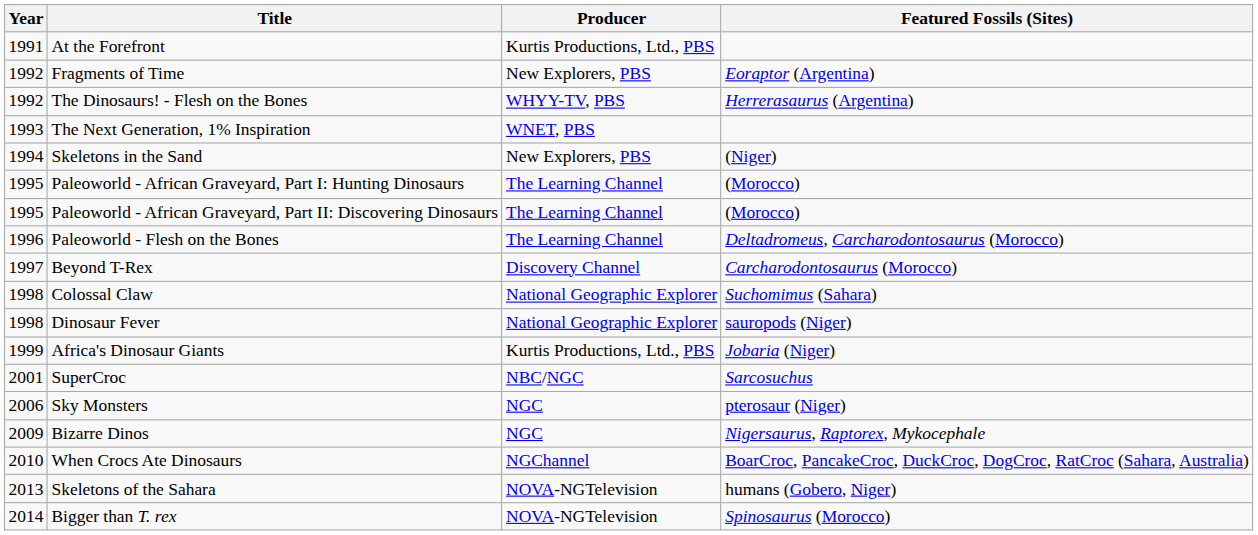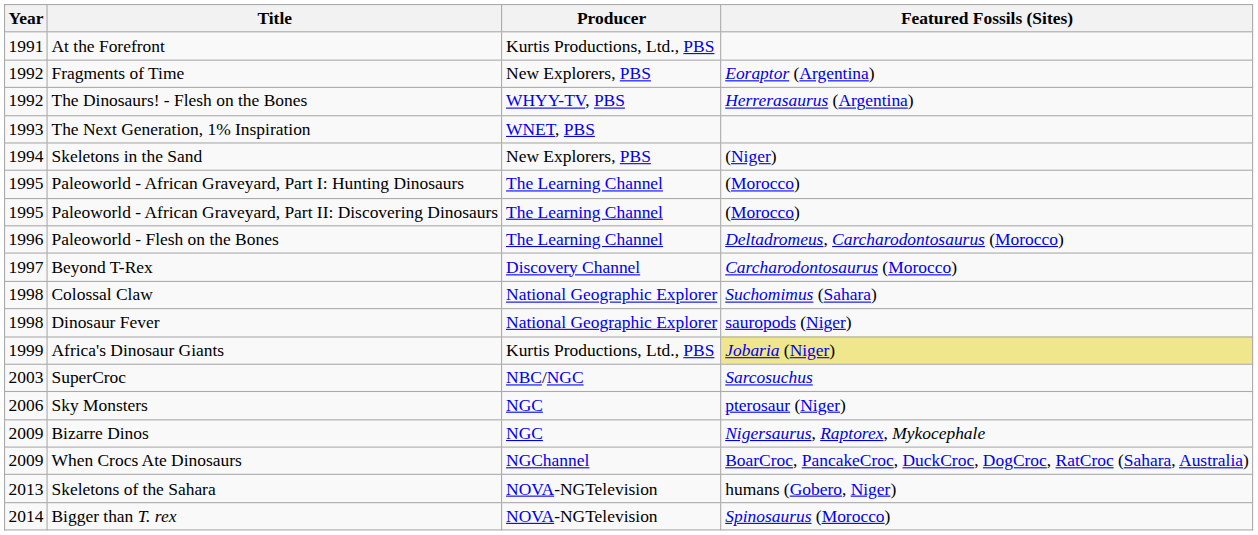(780, 350) no background -> (780, 350) khaki background
(26, 377) 2001 -> (26, 377) 2003
(26, 460) 2010 -> (26, 460) 2009
